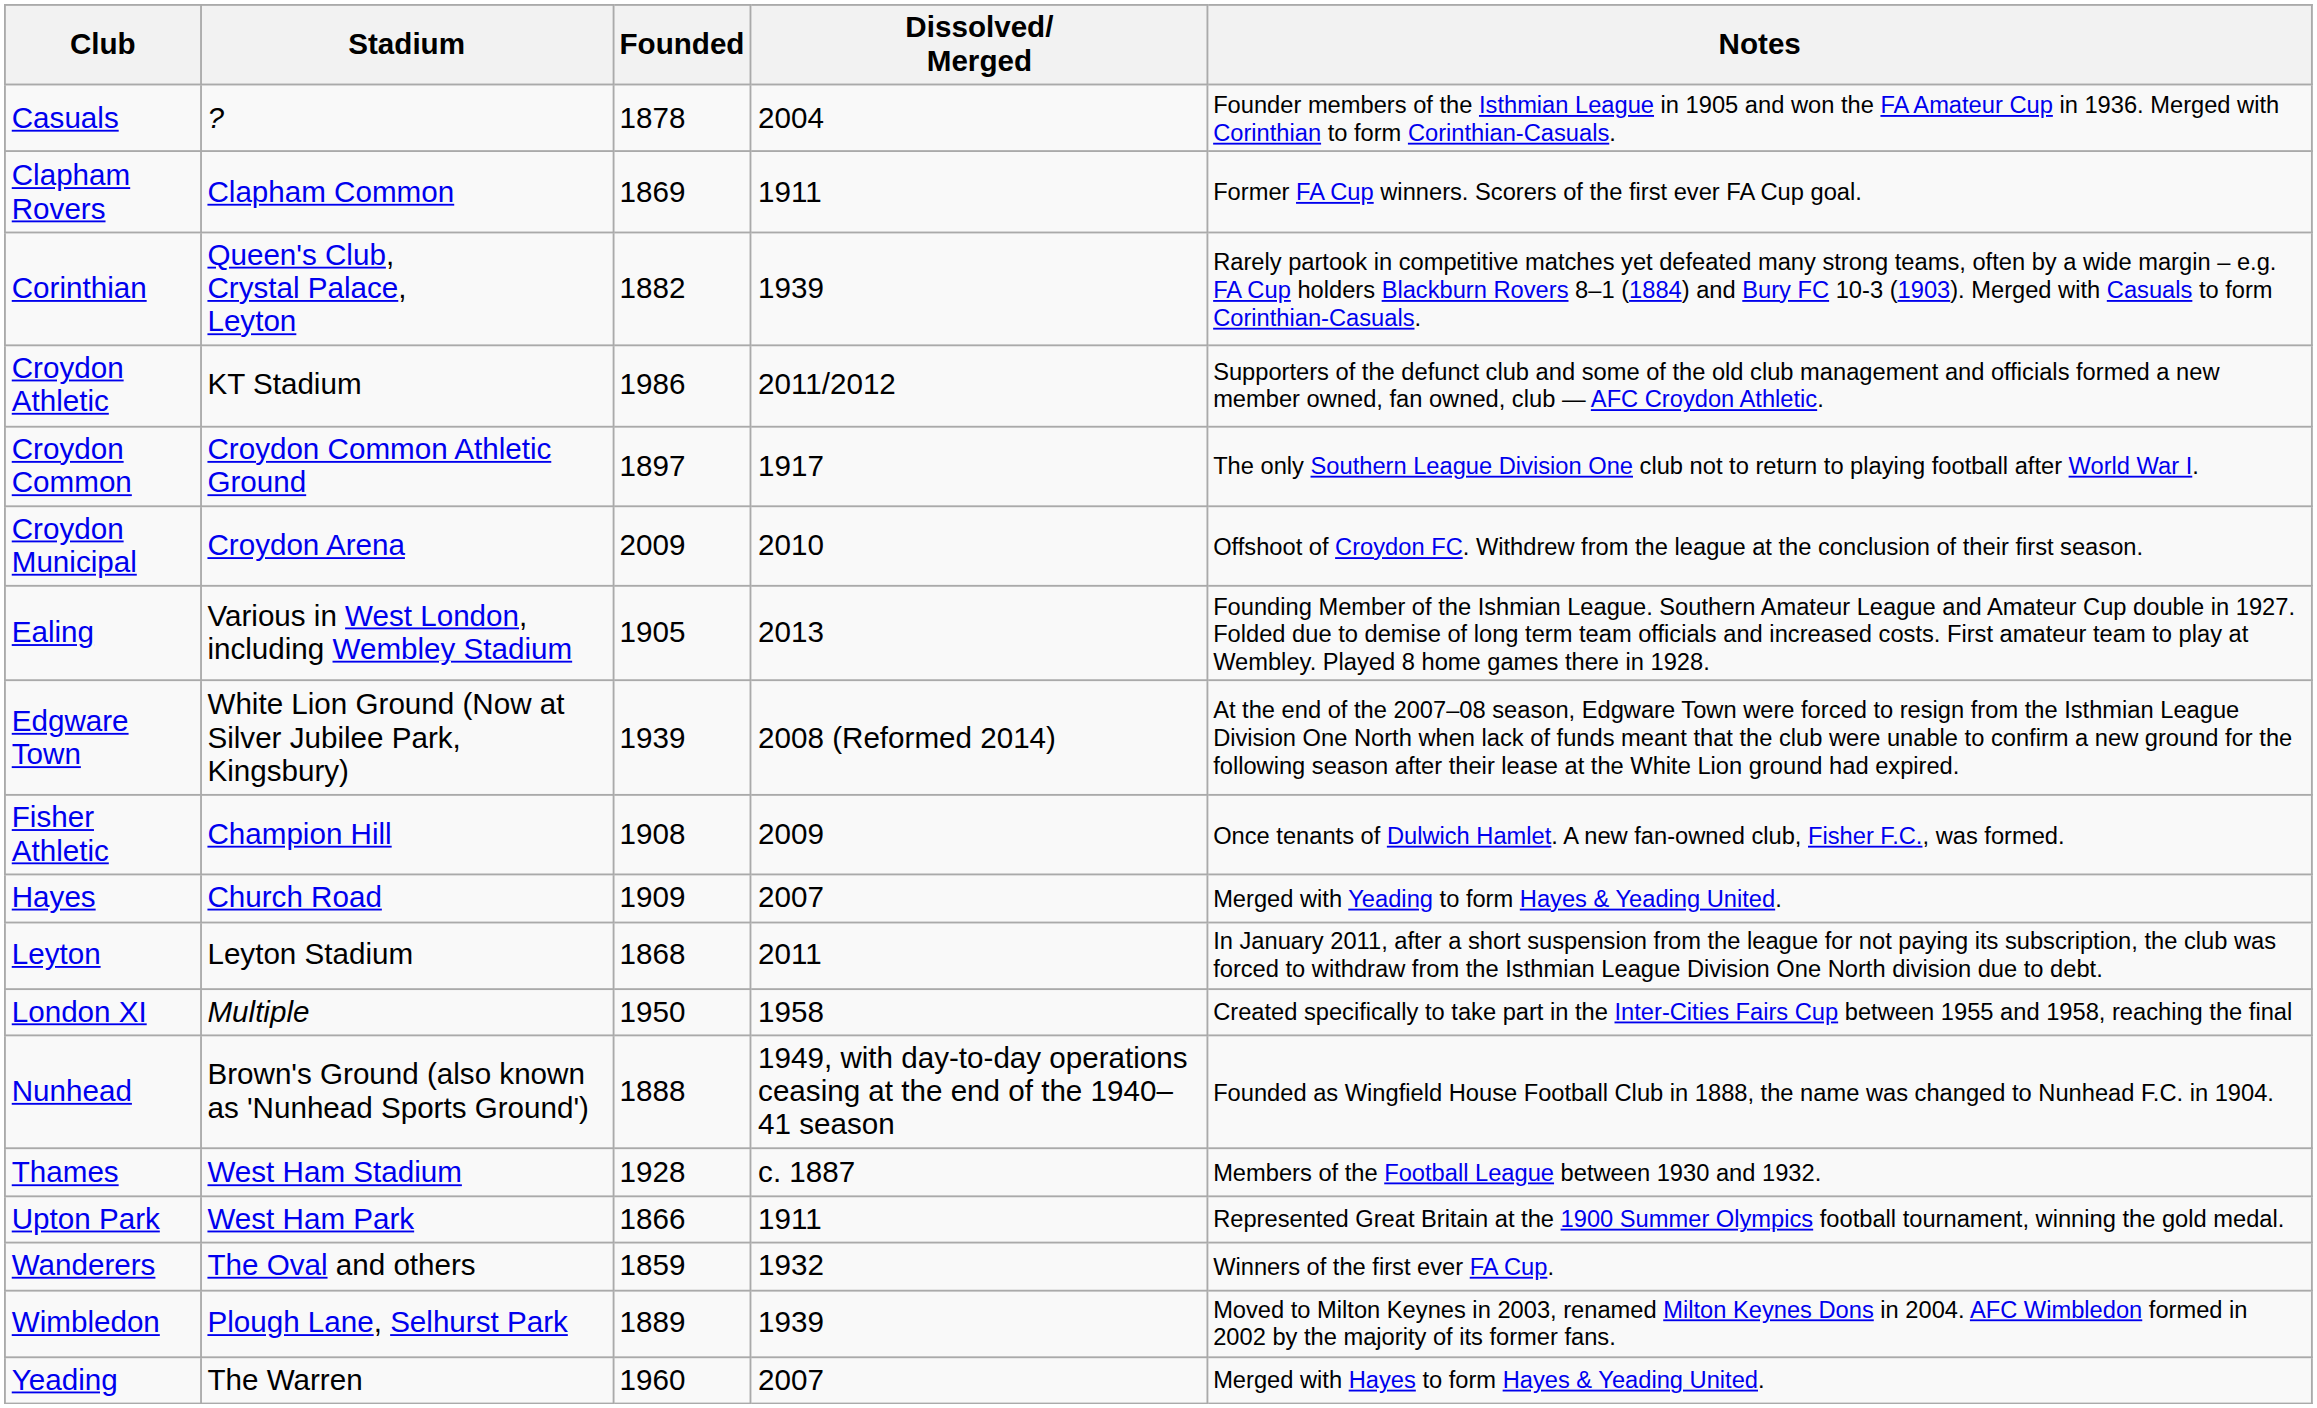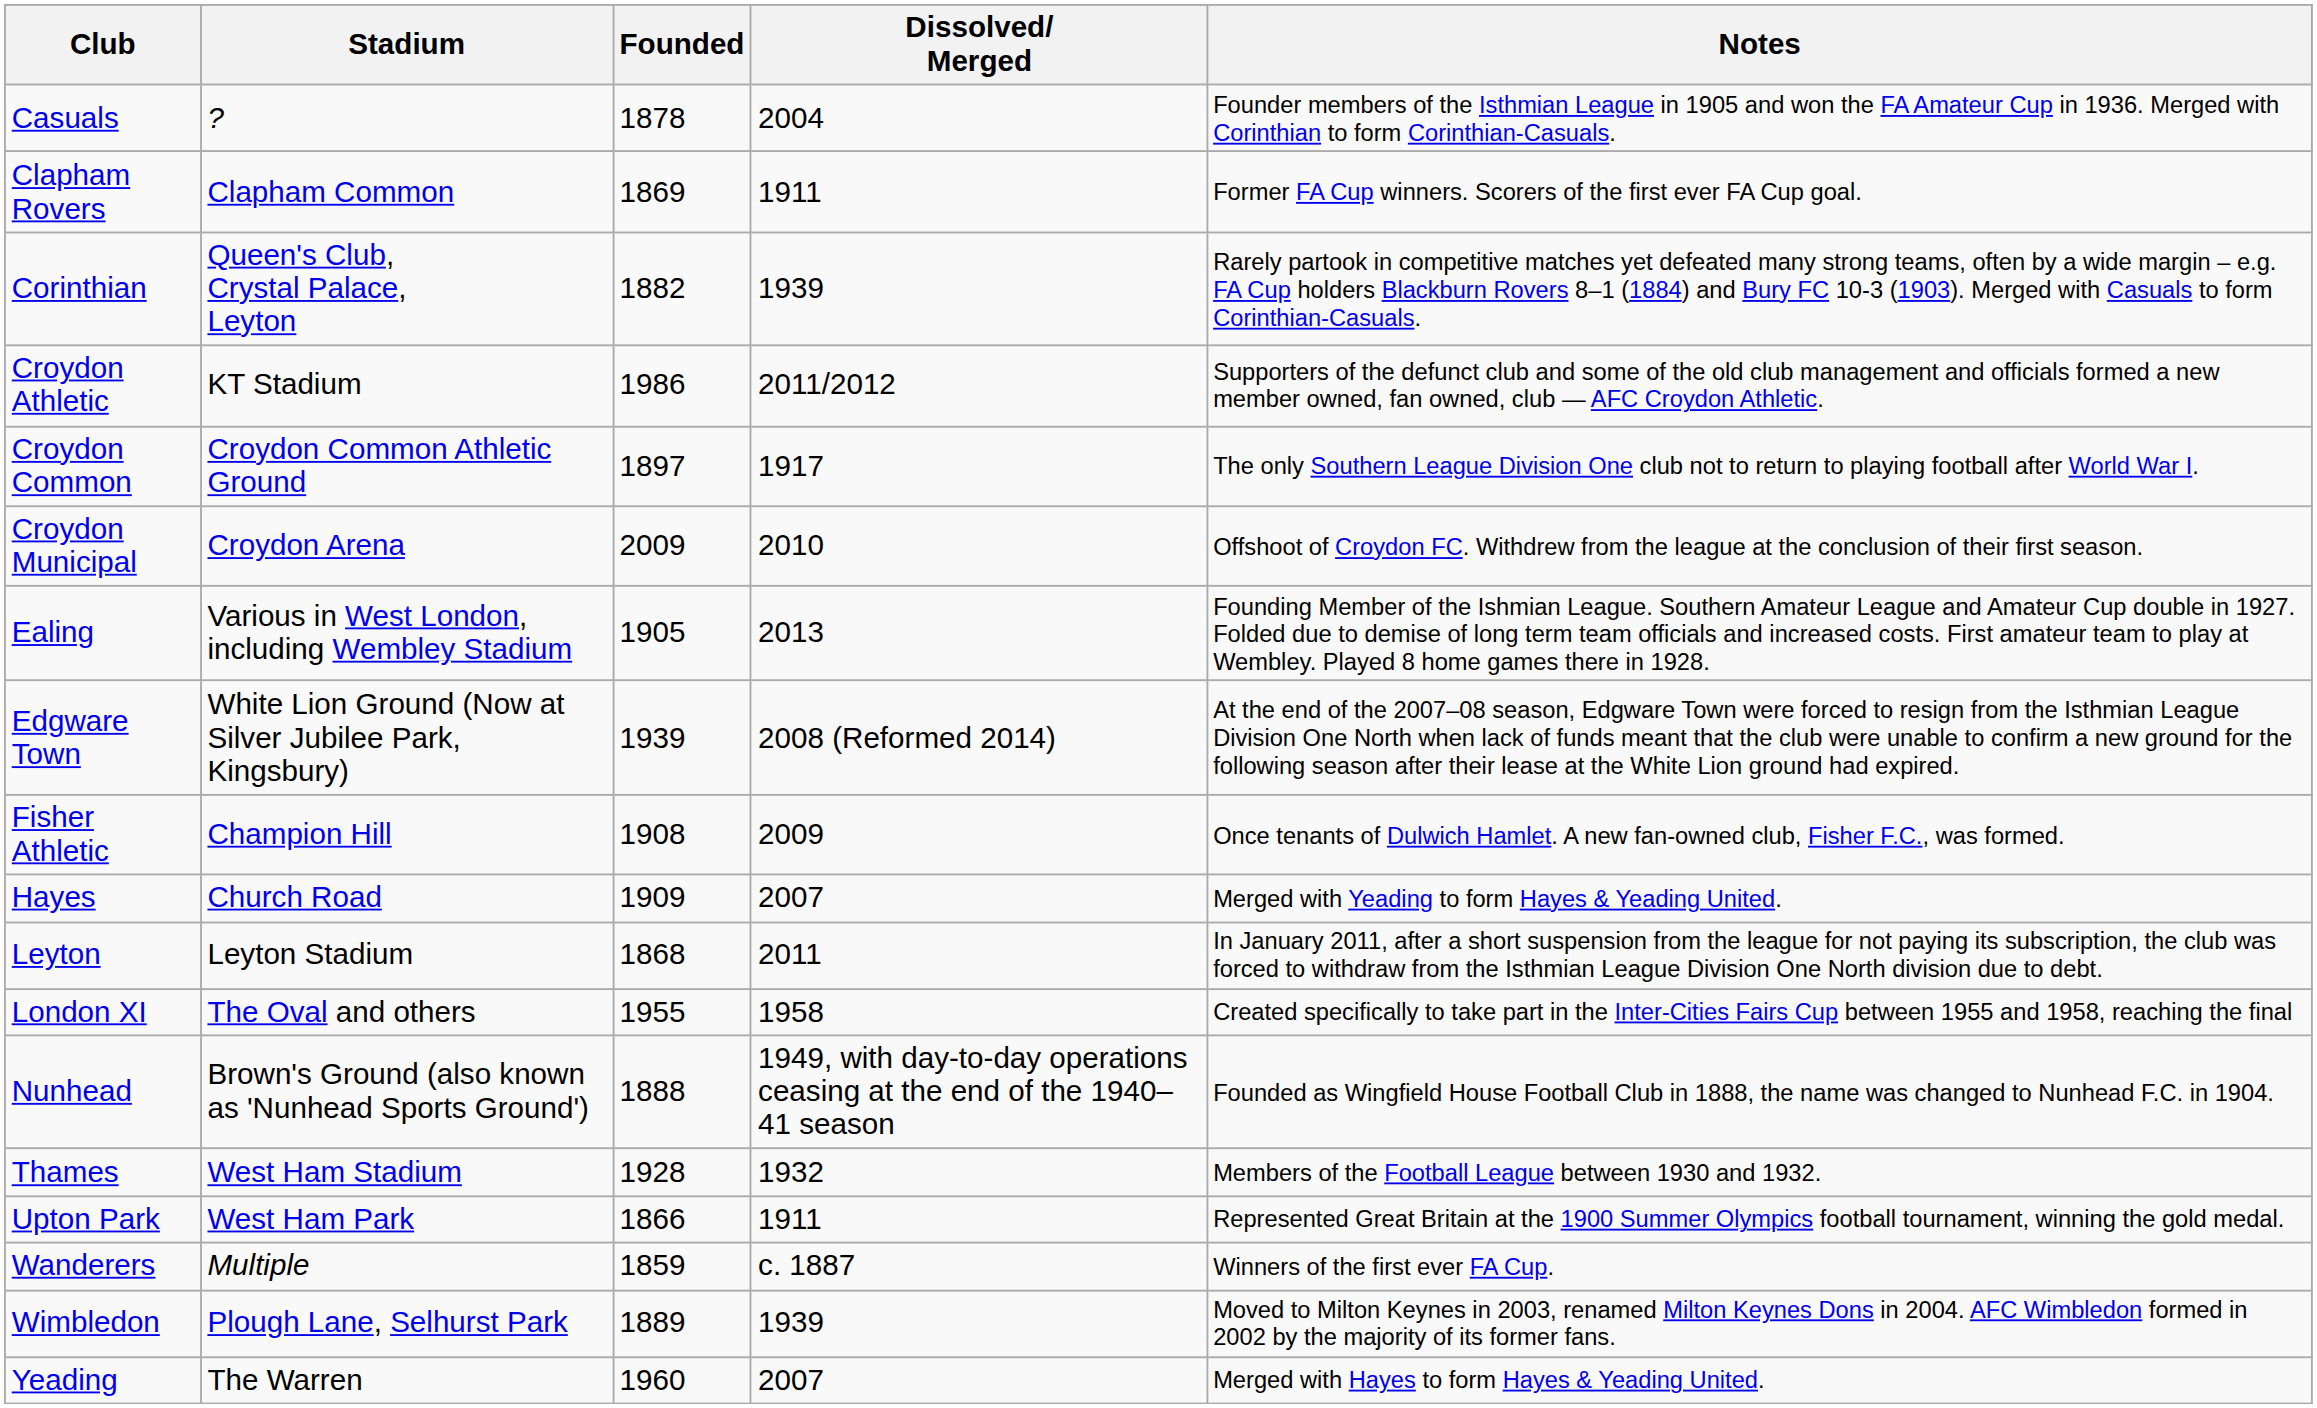(258, 1011) Multiple -> (342, 1011) The Oval and others
(652, 1011) 1950 -> (652, 1011) 1955
(807, 1172) c. 1887 -> (791, 1172) 1932
(342, 1265) The Oval and others -> (258, 1265) Multiple
(791, 1265) 1932 -> (807, 1265) c. 1887
